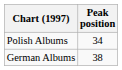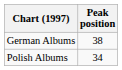rows swapped: (41, 57) <-> (37, 40)
